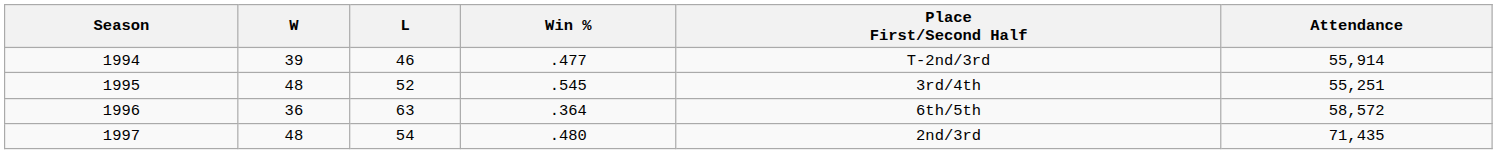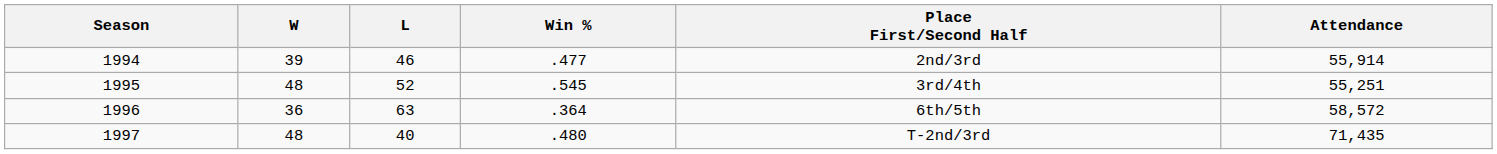(949, 60) T-2nd/3rd -> (949, 60) 2nd/3rd
(405, 136) 54 -> (405, 136) 40
(949, 136) 2nd/3rd -> (949, 136) T-2nd/3rd
